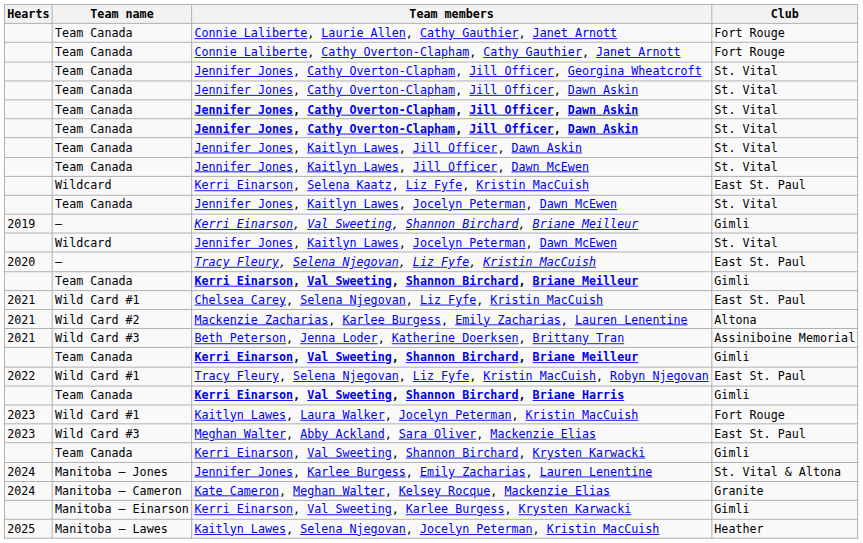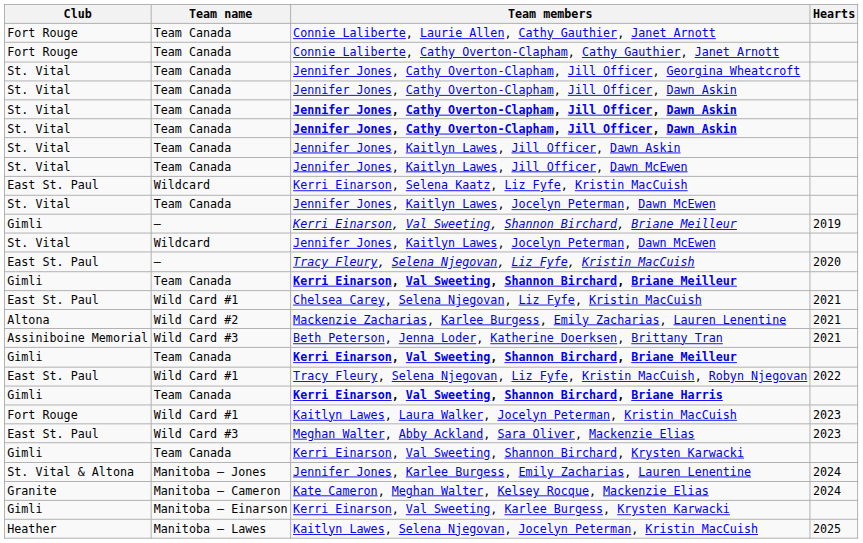columns swapped: (28, 14) <-> (785, 14)
